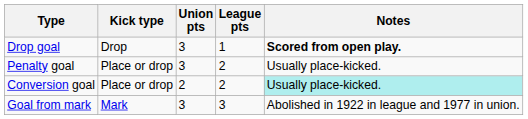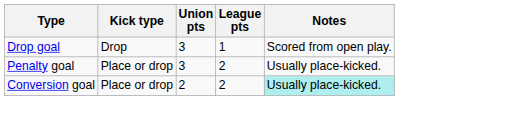(334, 47) bold -> (329, 47) normal
- row: (49, 104)
